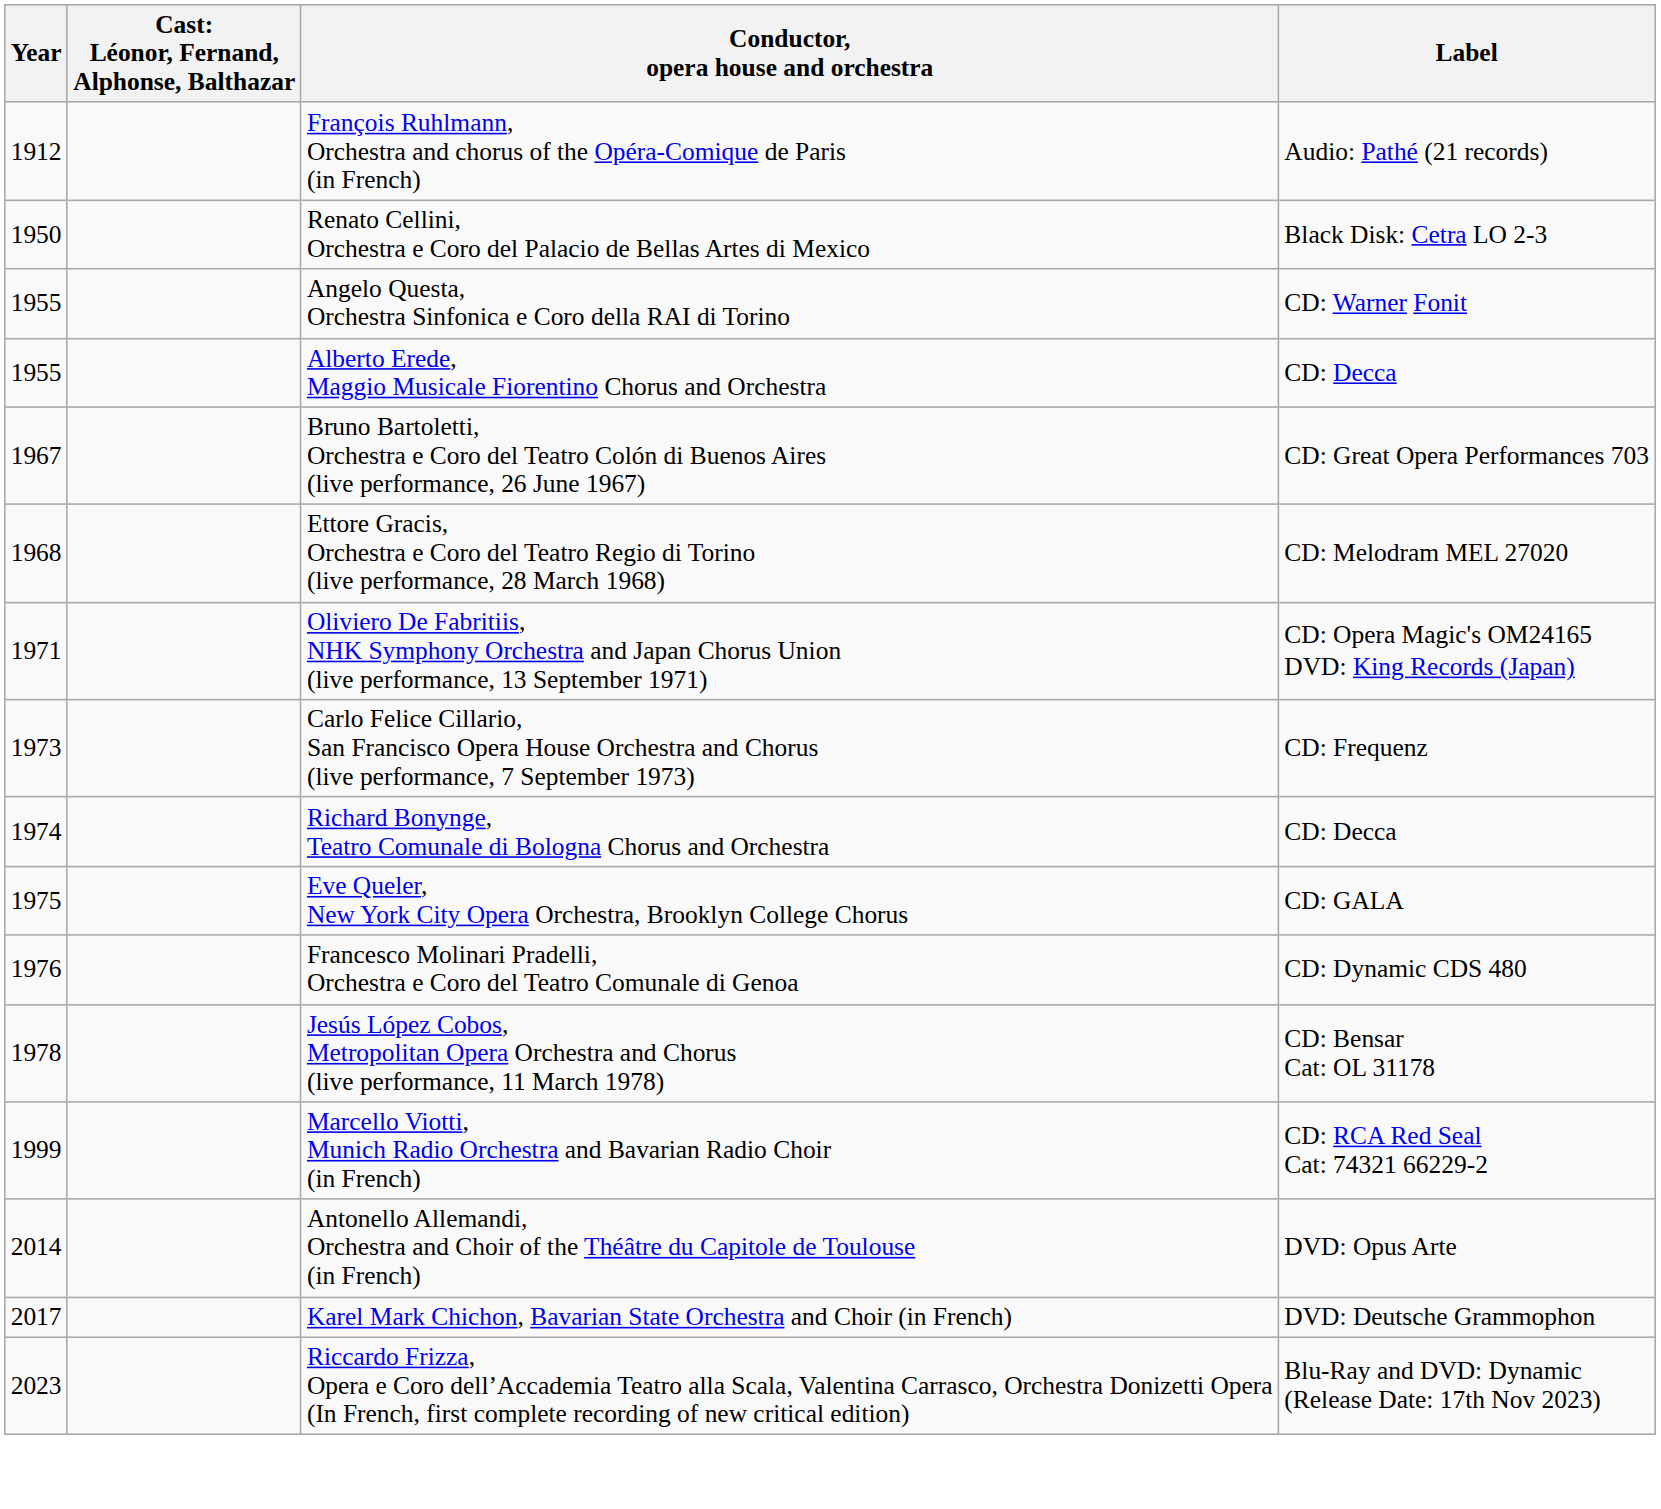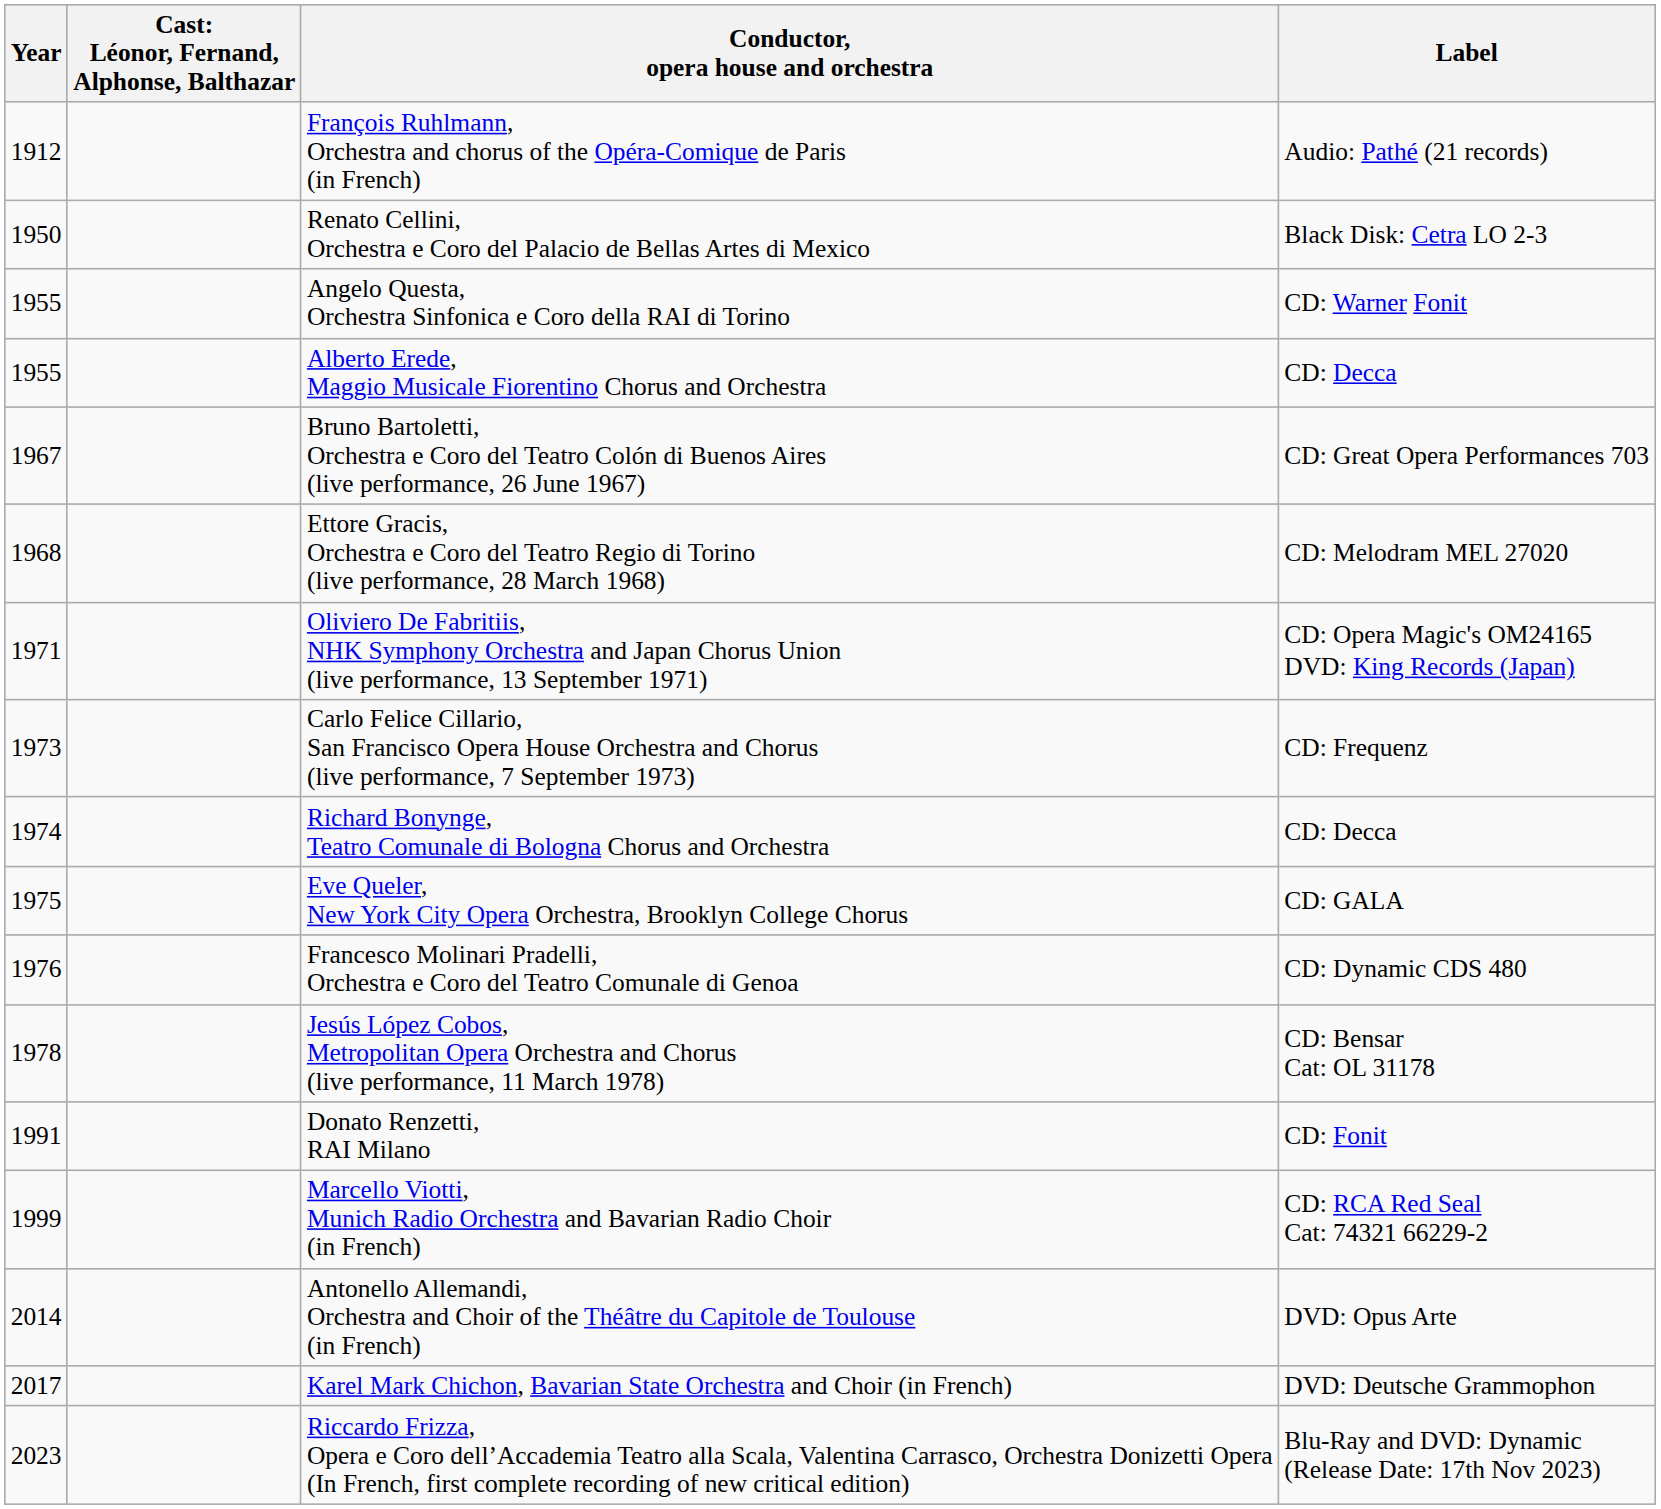+ row: (393, 1135)
